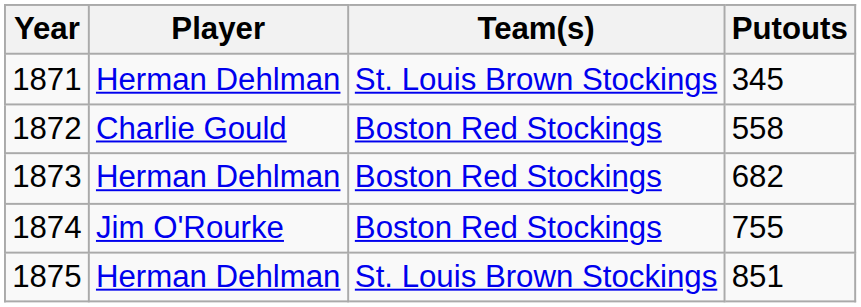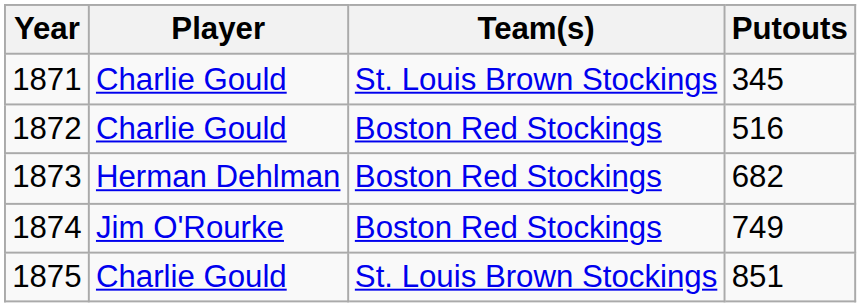(218, 78) Herman Dehlman -> (191, 78) Charlie Gould
(758, 128) 558 -> (758, 128) 516
(758, 227) 755 -> (758, 227) 749
(218, 276) Herman Dehlman -> (191, 276) Charlie Gould
